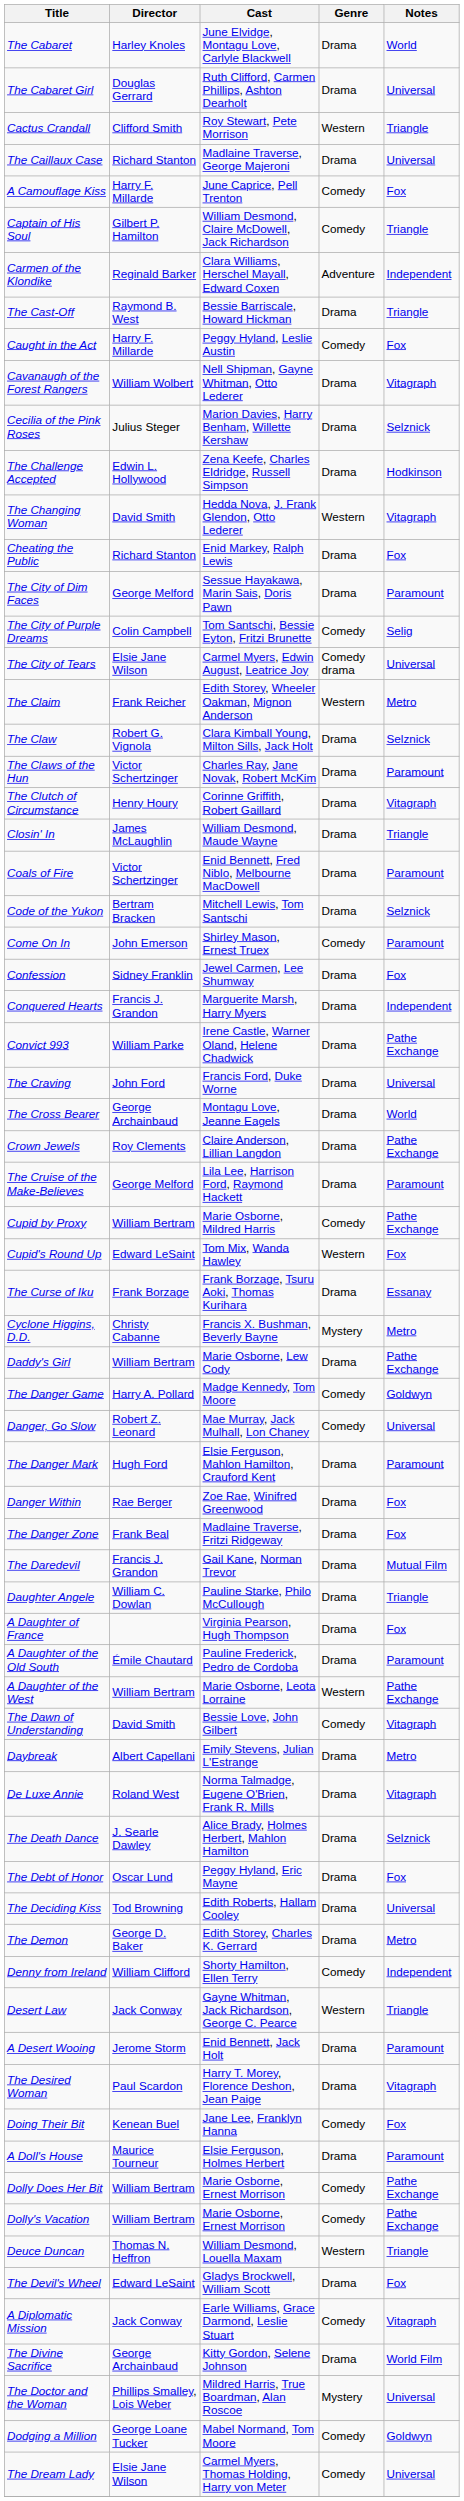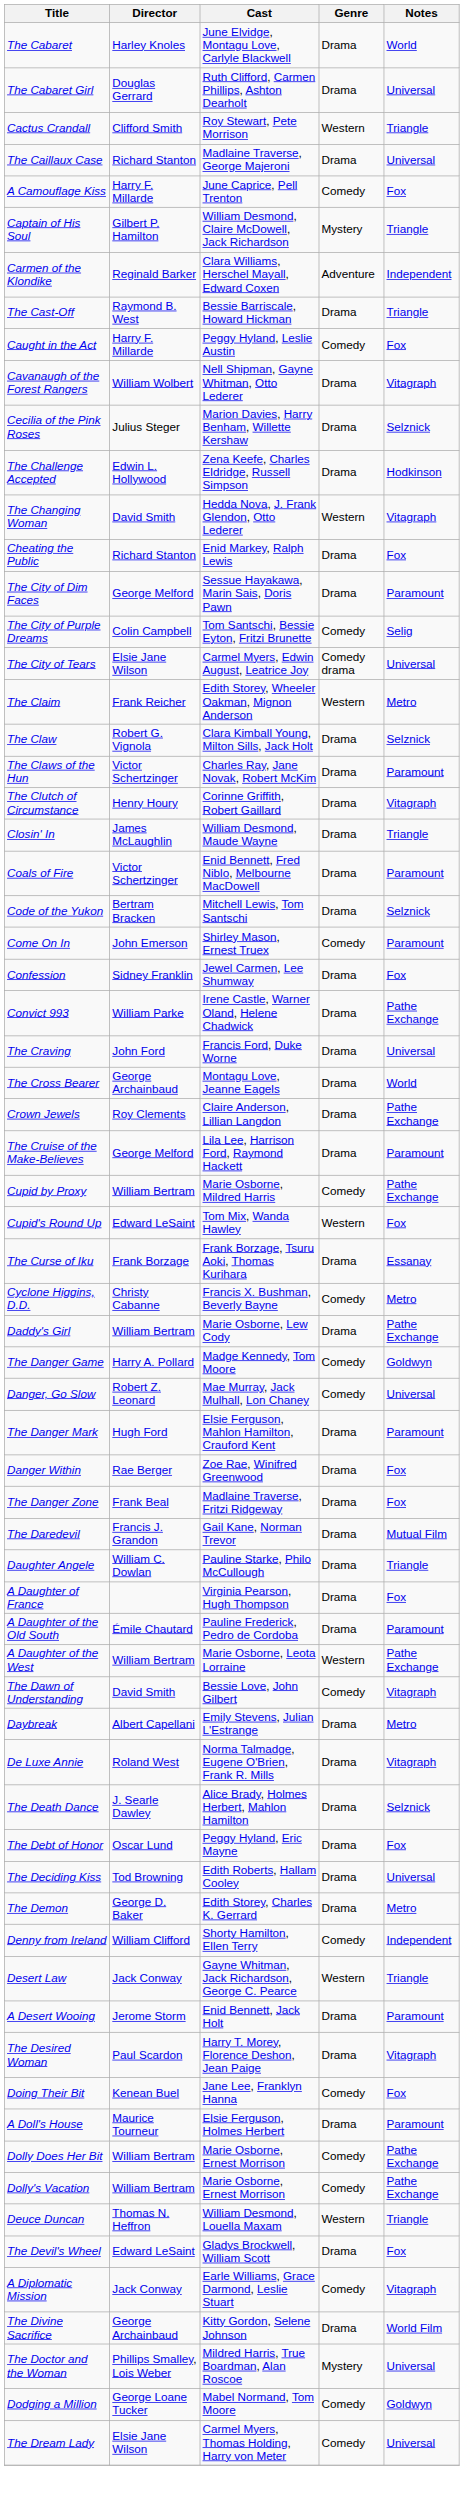(343, 230) Comedy -> (342, 230) Mystery
- row: (55, 1006)
(342, 1331) Mystery -> (343, 1299) Comedy
